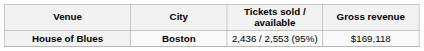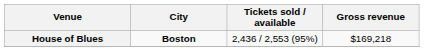(371, 38) $169,118 -> (371, 38) $169,218
